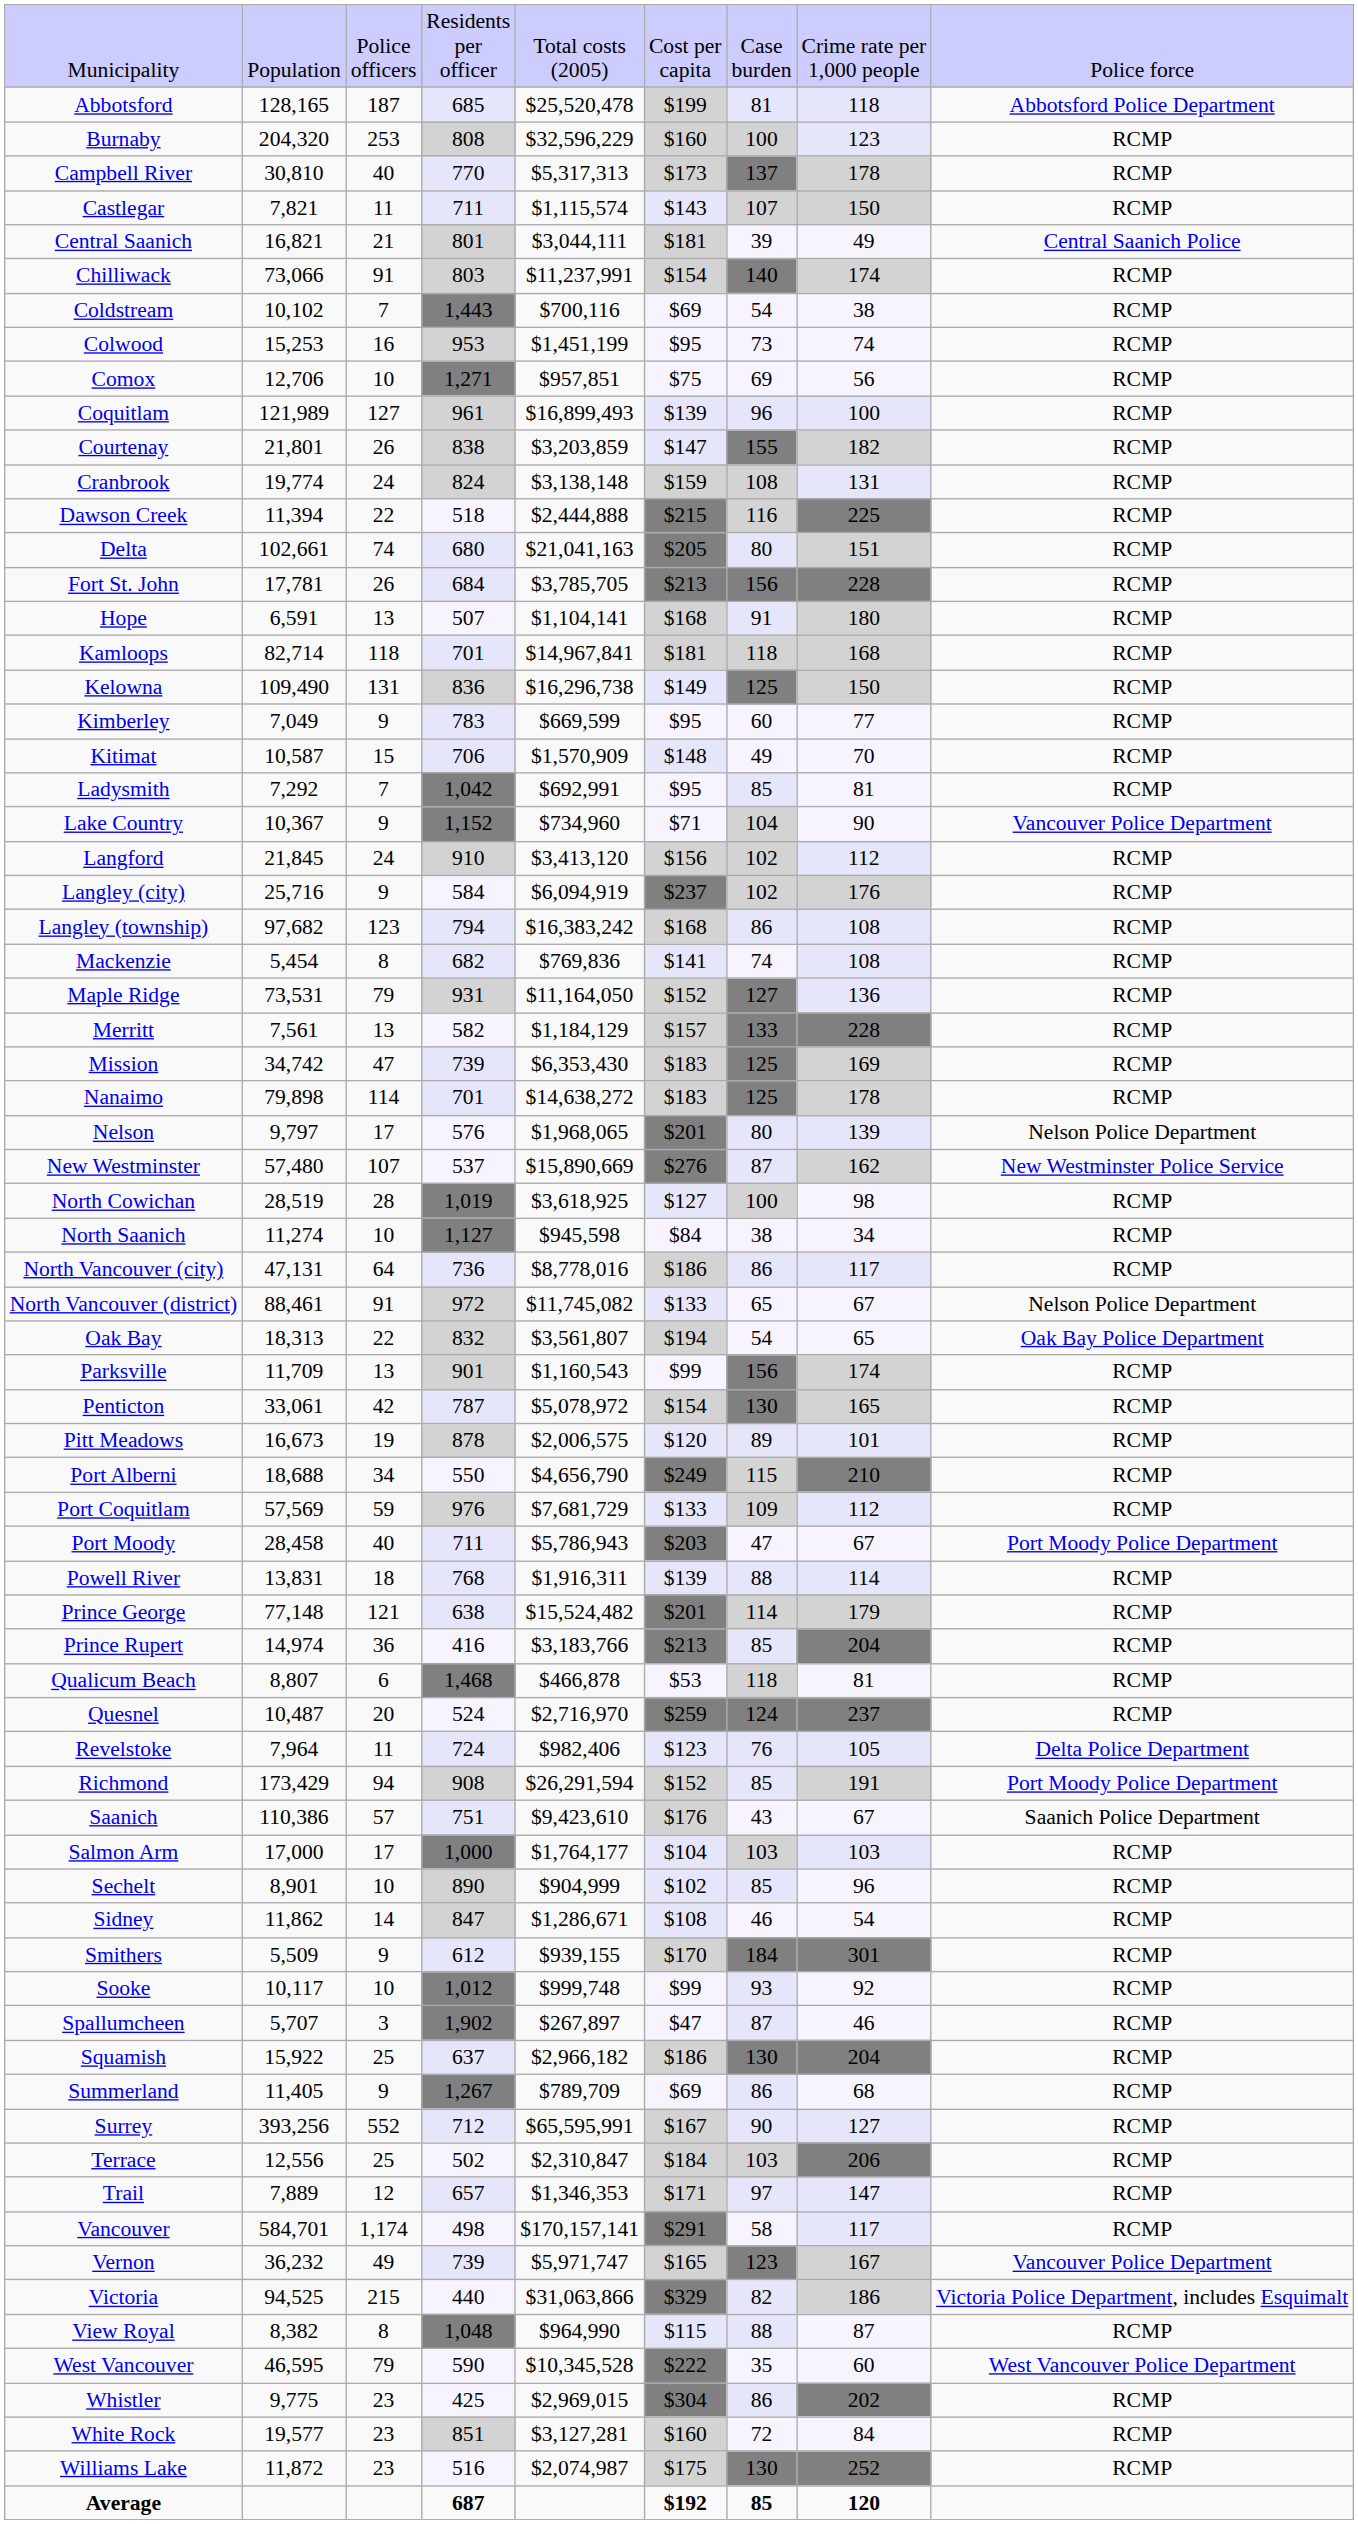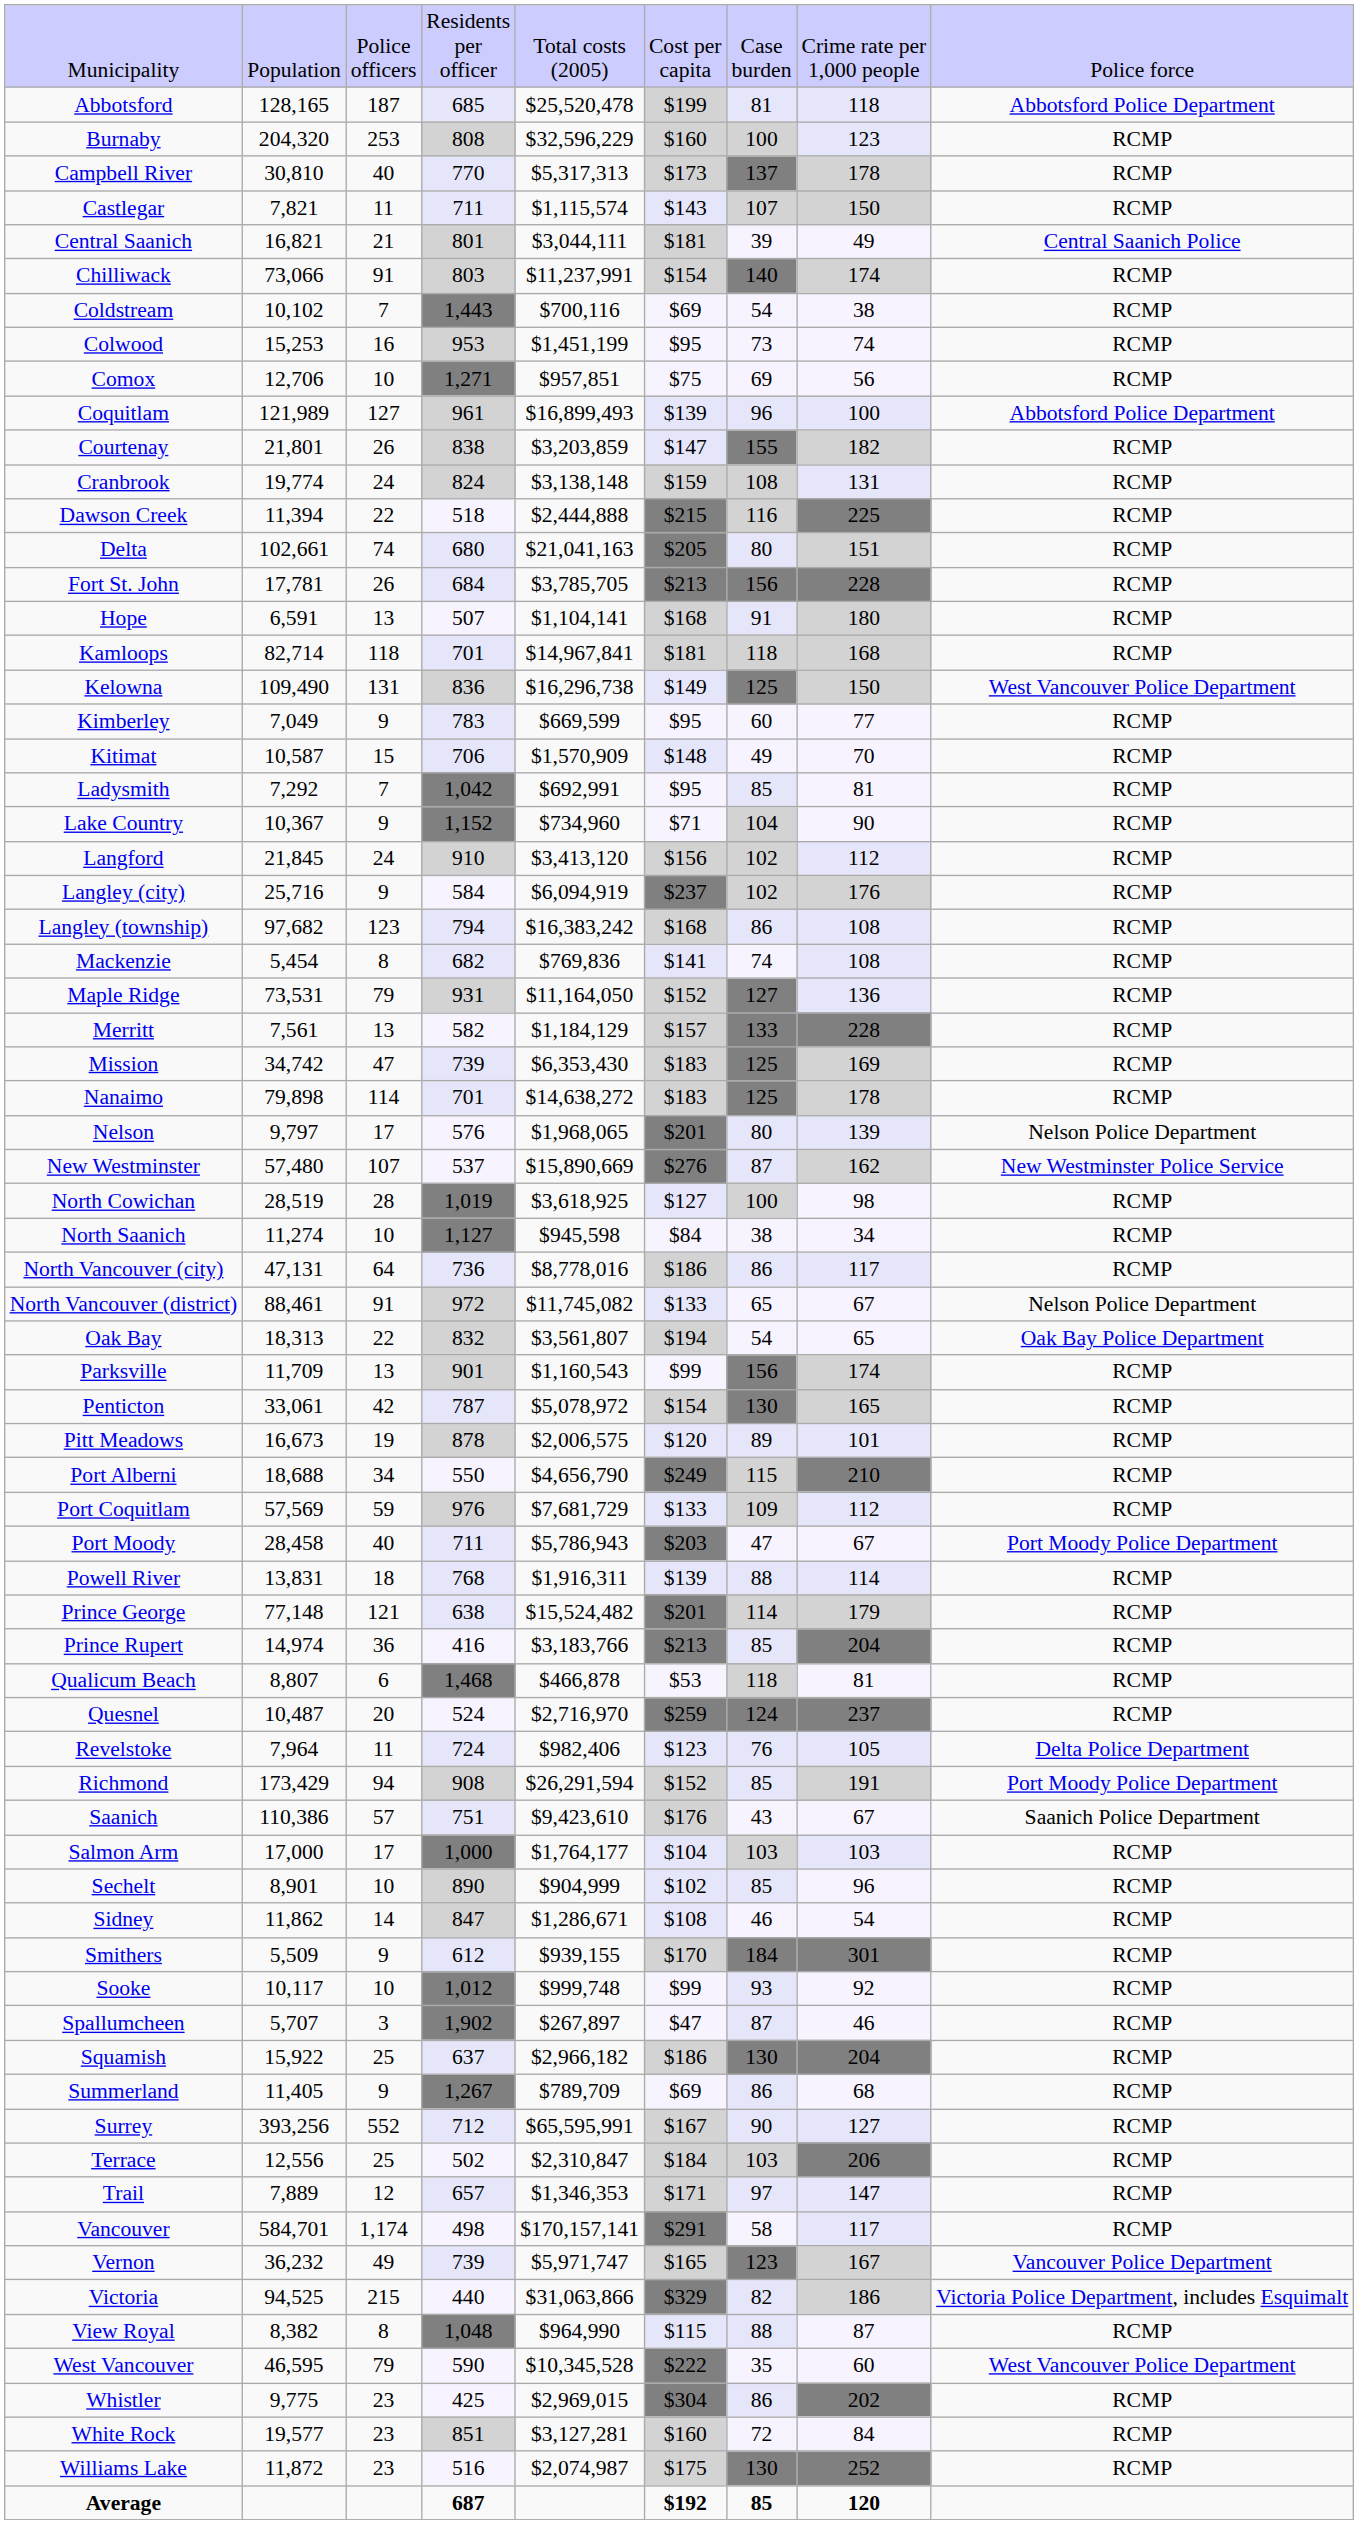(1142, 412) RCMP -> (1142, 412) Abbotsford Police Department
(1142, 686) RCMP -> (1142, 686) West Vancouver Police Department
(1142, 823) Vancouver Police Department -> (1142, 823) RCMP
